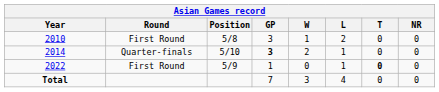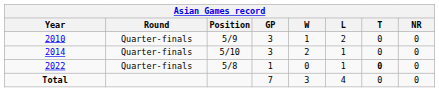(157, 39) First Round -> (157, 39) Quarter-finals
(230, 39) 5/8 -> (230, 39) 5/9
(270, 53) bold -> (270, 53) normal
(157, 66) First Round -> (157, 66) Quarter-finals
(230, 66) 5/9 -> (230, 66) 5/8
